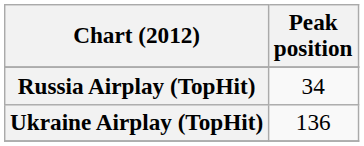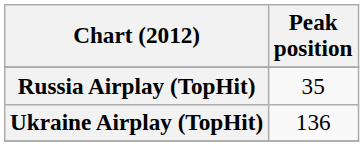(313, 85) 34 -> (313, 85) 35
